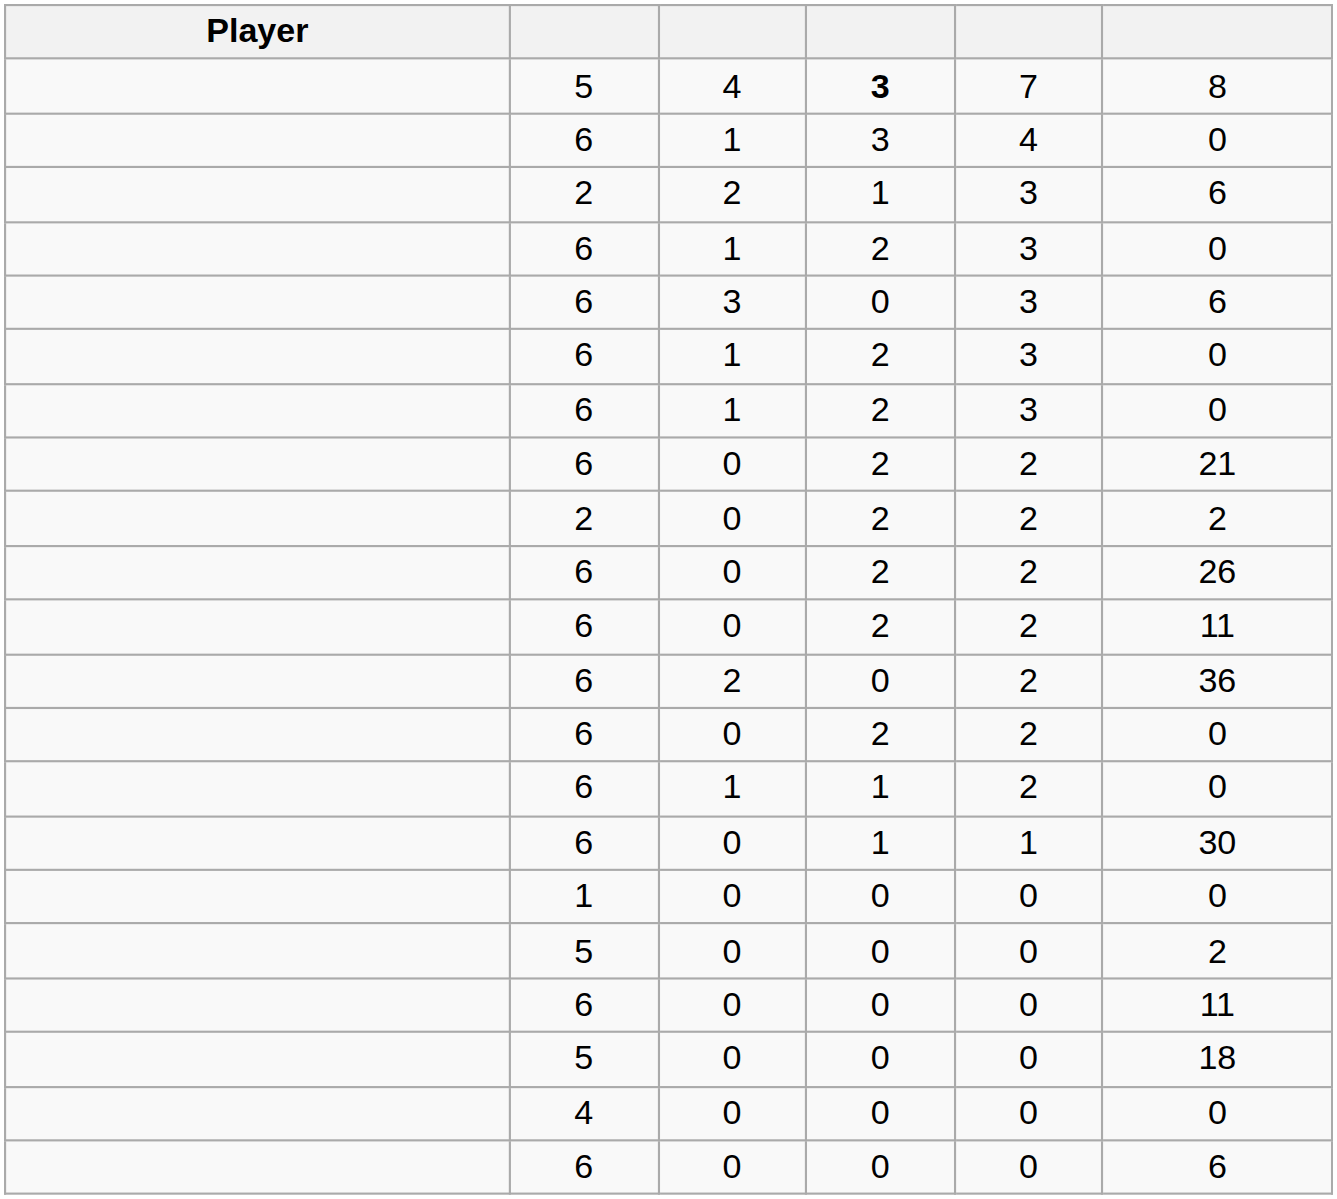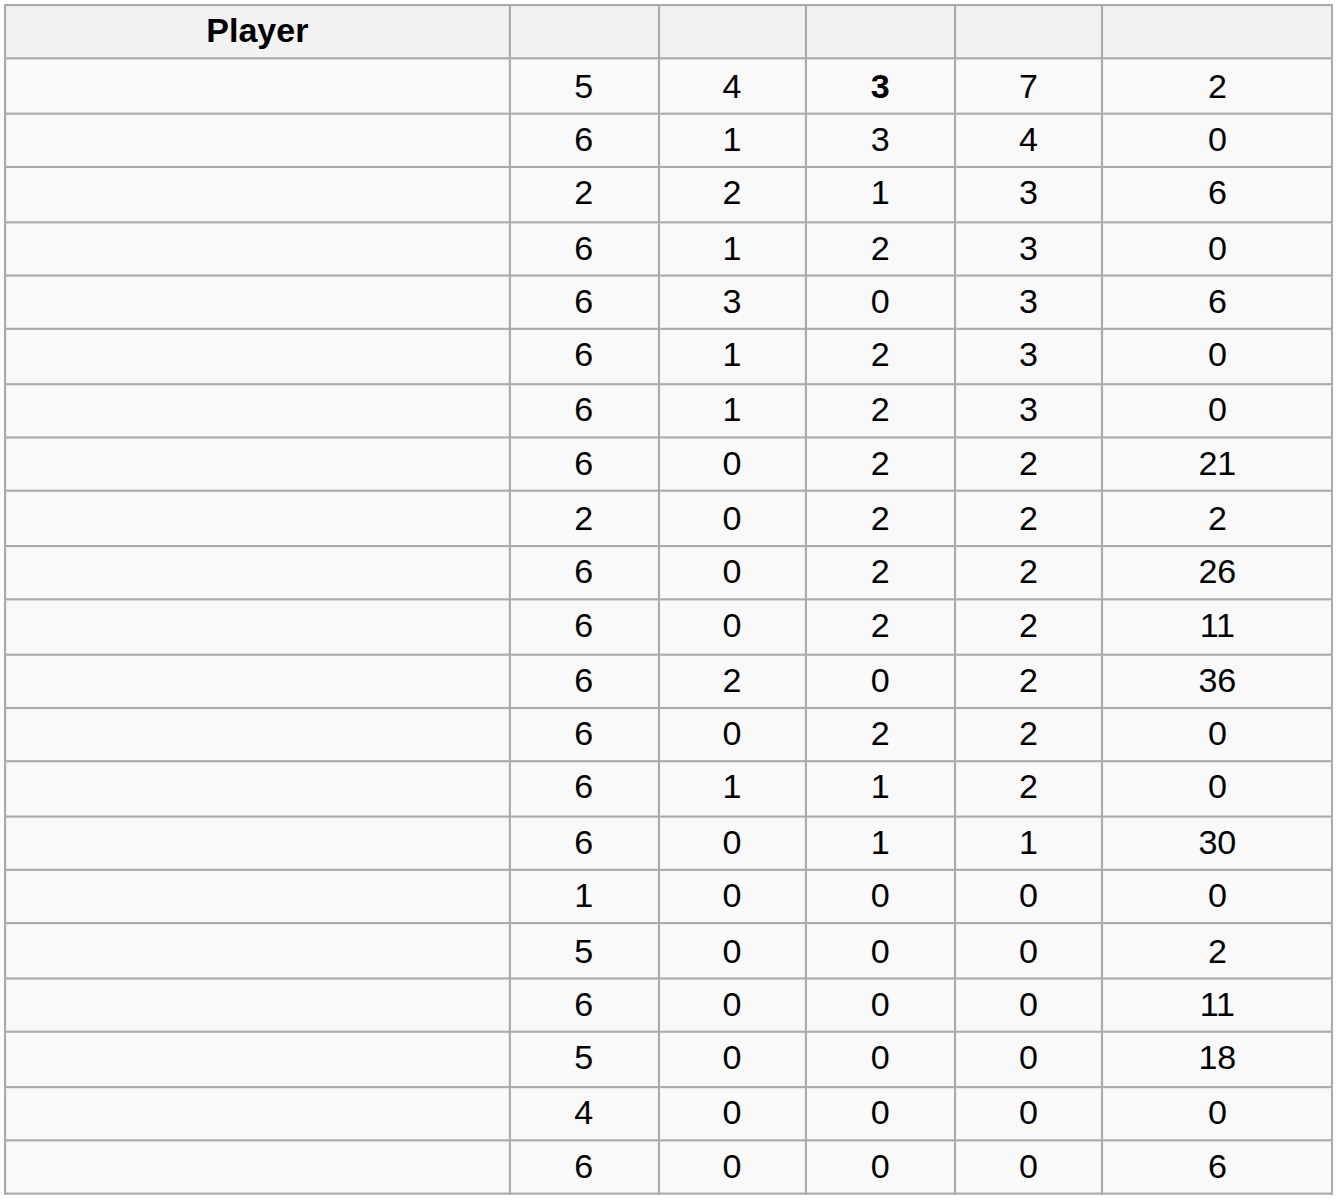(1217, 85) 8 -> (1217, 85) 2
